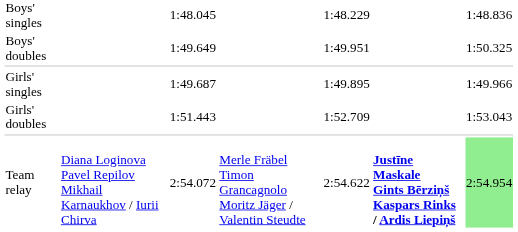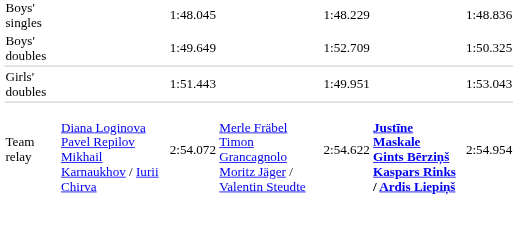(347, 48) 1:49.951 -> (347, 48) 1:52.709
- row: (24, 84)
(347, 116) 1:52.709 -> (347, 84) 1:49.951
(489, 182) lightgreen background -> (489, 149) no background
